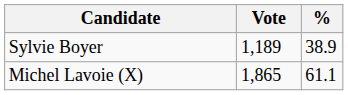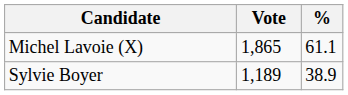rows swapped: (76, 75) <-> (56, 47)
